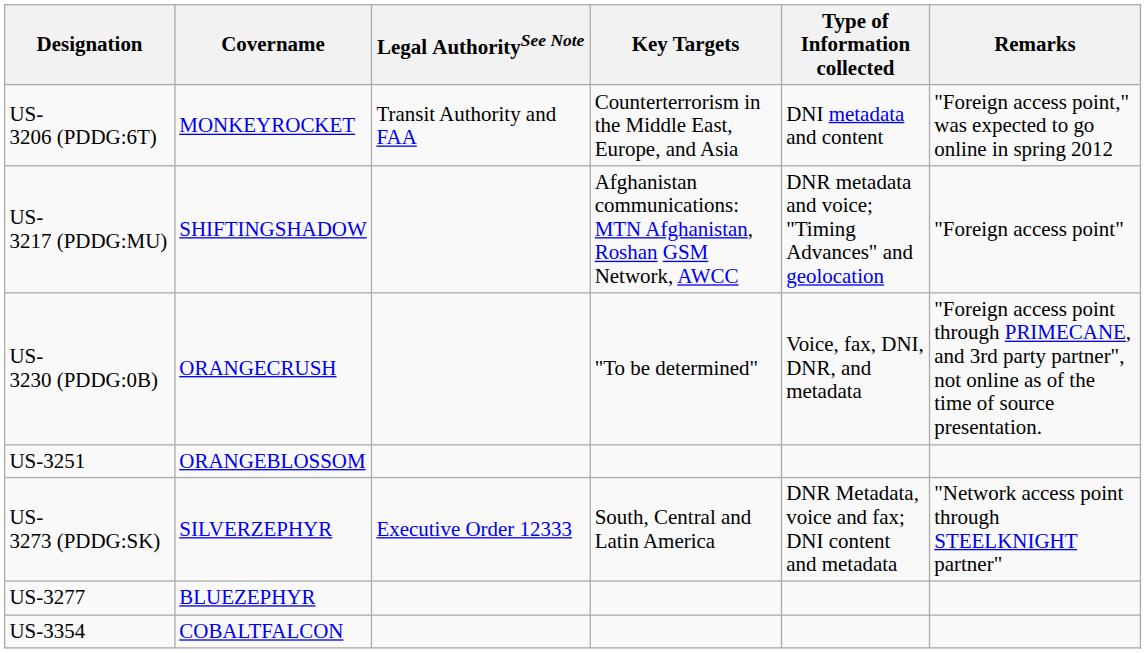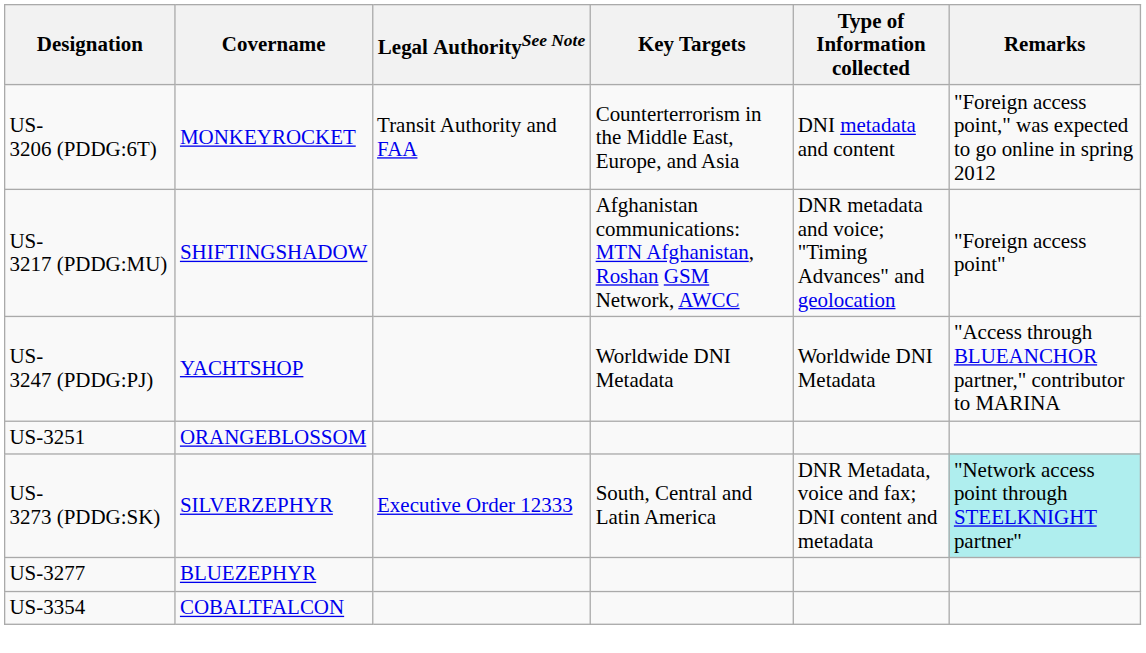- row: (84, 368)
+ row: (81, 368)
(1029, 529) no background -> (1025, 505) paleturquoise background
